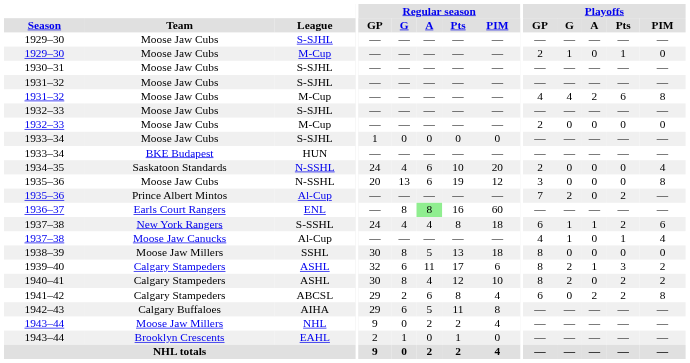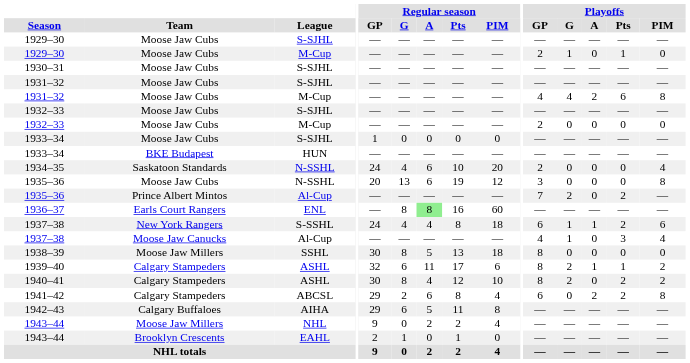(623, 238) 1 -> (623, 238) 3
(623, 266) 3 -> (623, 266) 1
